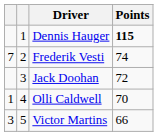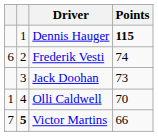(11, 56) 7 -> (11, 56) 6
(122, 77) 72 -> (122, 77) 73
(11, 120) 3 -> (11, 120) 7
(23, 120) normal -> (23, 120) bold
